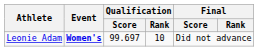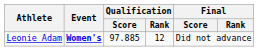(125, 39) 99.697 -> (125, 39) 97.885
(160, 39) 10 -> (160, 39) 12
